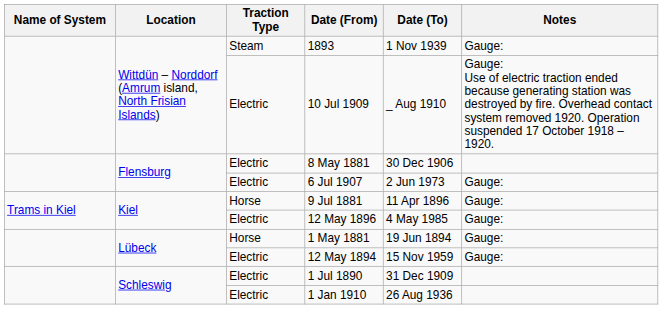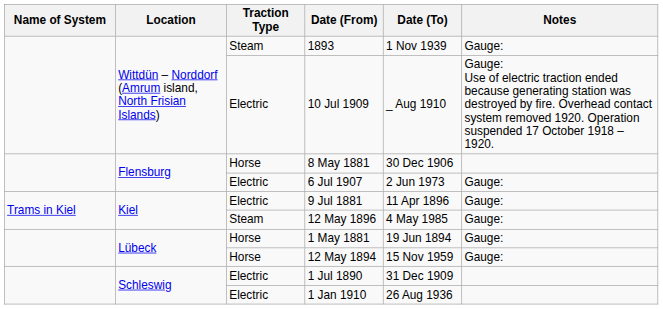(249, 163) Electric -> (245, 163) Horse
(245, 201) Horse -> (249, 201) Electric
(249, 219) Electric -> (246, 219) Steam
(249, 257) Electric -> (245, 257) Horse
